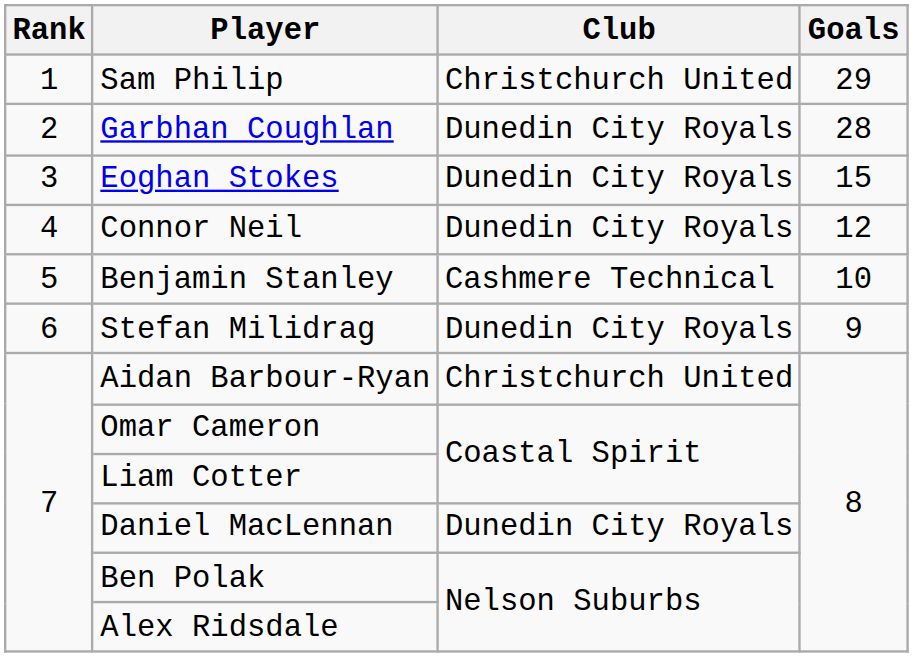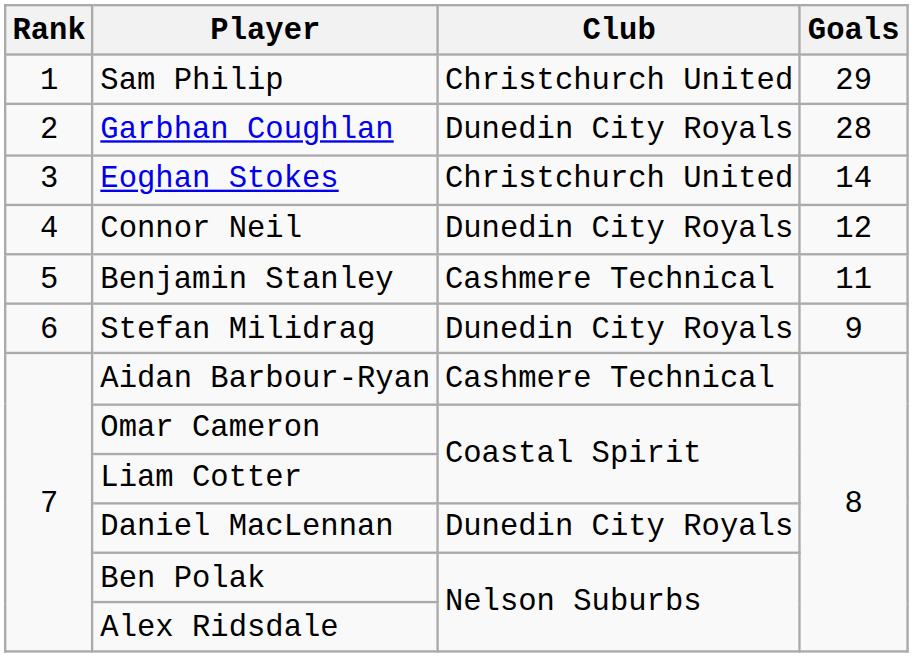(619, 179) Dunedin City Royals -> (619, 179) Christchurch United
(854, 179) 15 -> (854, 179) 14
(854, 279) 10 -> (854, 279) 11
(619, 379) Christchurch United -> (610, 379) Cashmere Technical
